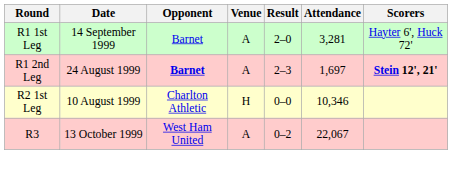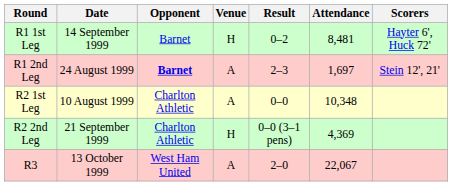(246, 38) A -> (231, 38) H
(283, 38) 2–0 -> (279, 38) 0–2
(332, 38) 3,281 -> (341, 38) 8,481
(406, 70) bold -> (410, 70) normal
(246, 102) H -> (231, 102) A
(332, 102) 10,346 -> (341, 102) 10,348
+ row: (30, 133)
(283, 133) 0–2 -> (279, 165) 2–0
